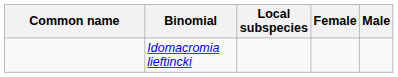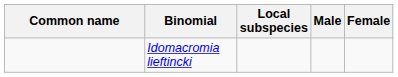columns swapped: (376, 21) <-> (335, 21)
